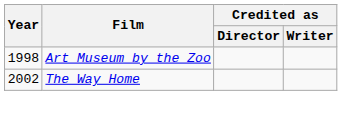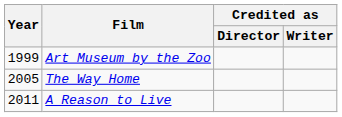(23, 58) 1998 -> (23, 58) 1999
(23, 79) 2002 -> (23, 79) 2005
+ row: (108, 101)
